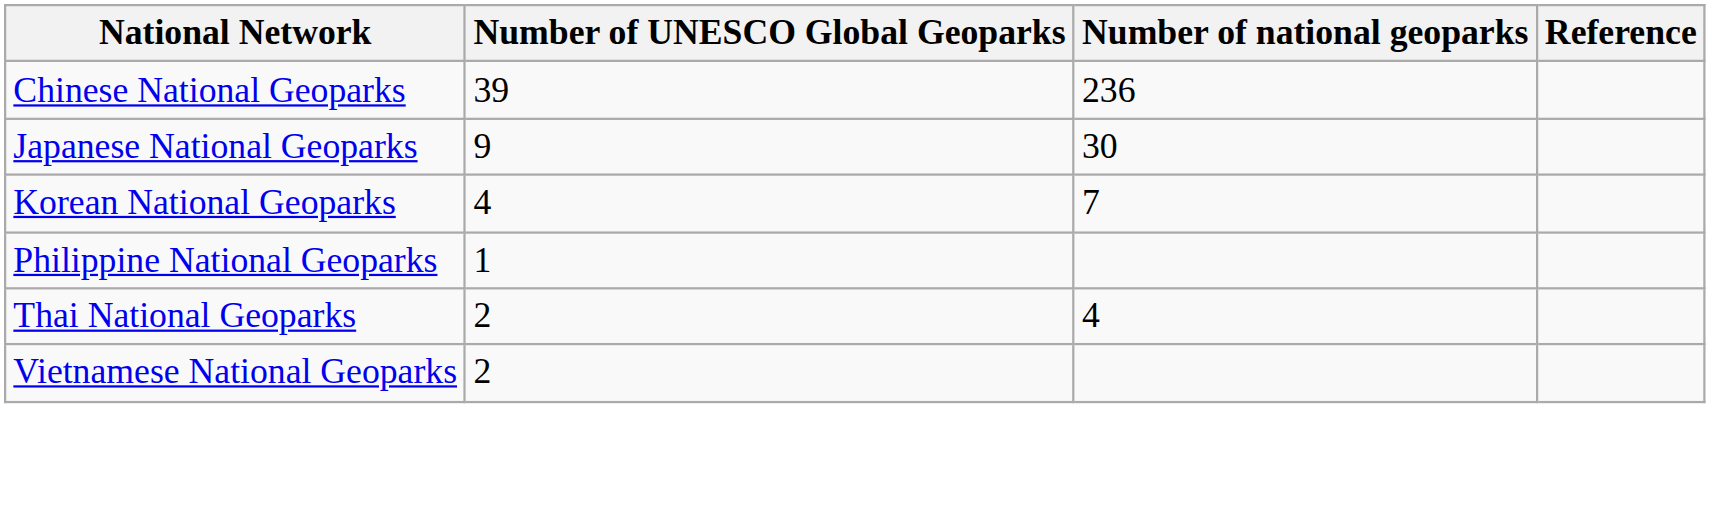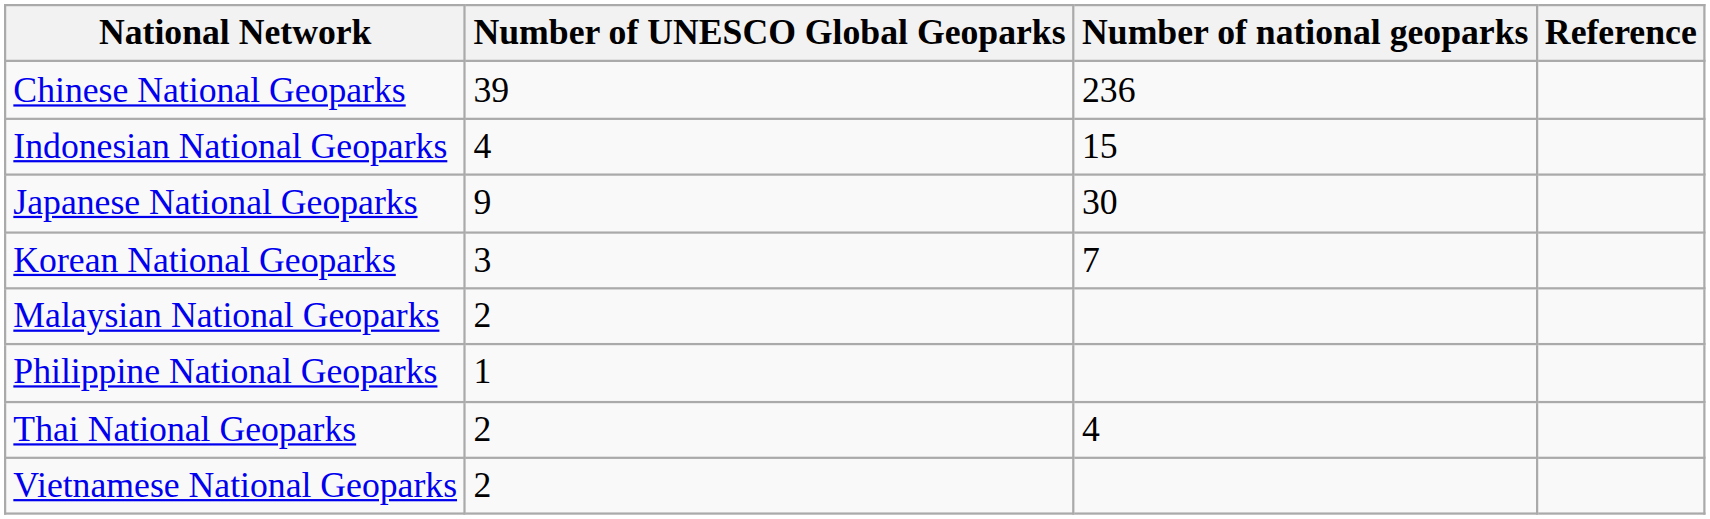+ row: (230, 145)
(482, 202) 4 -> (482, 259) 3
+ row: (226, 315)
